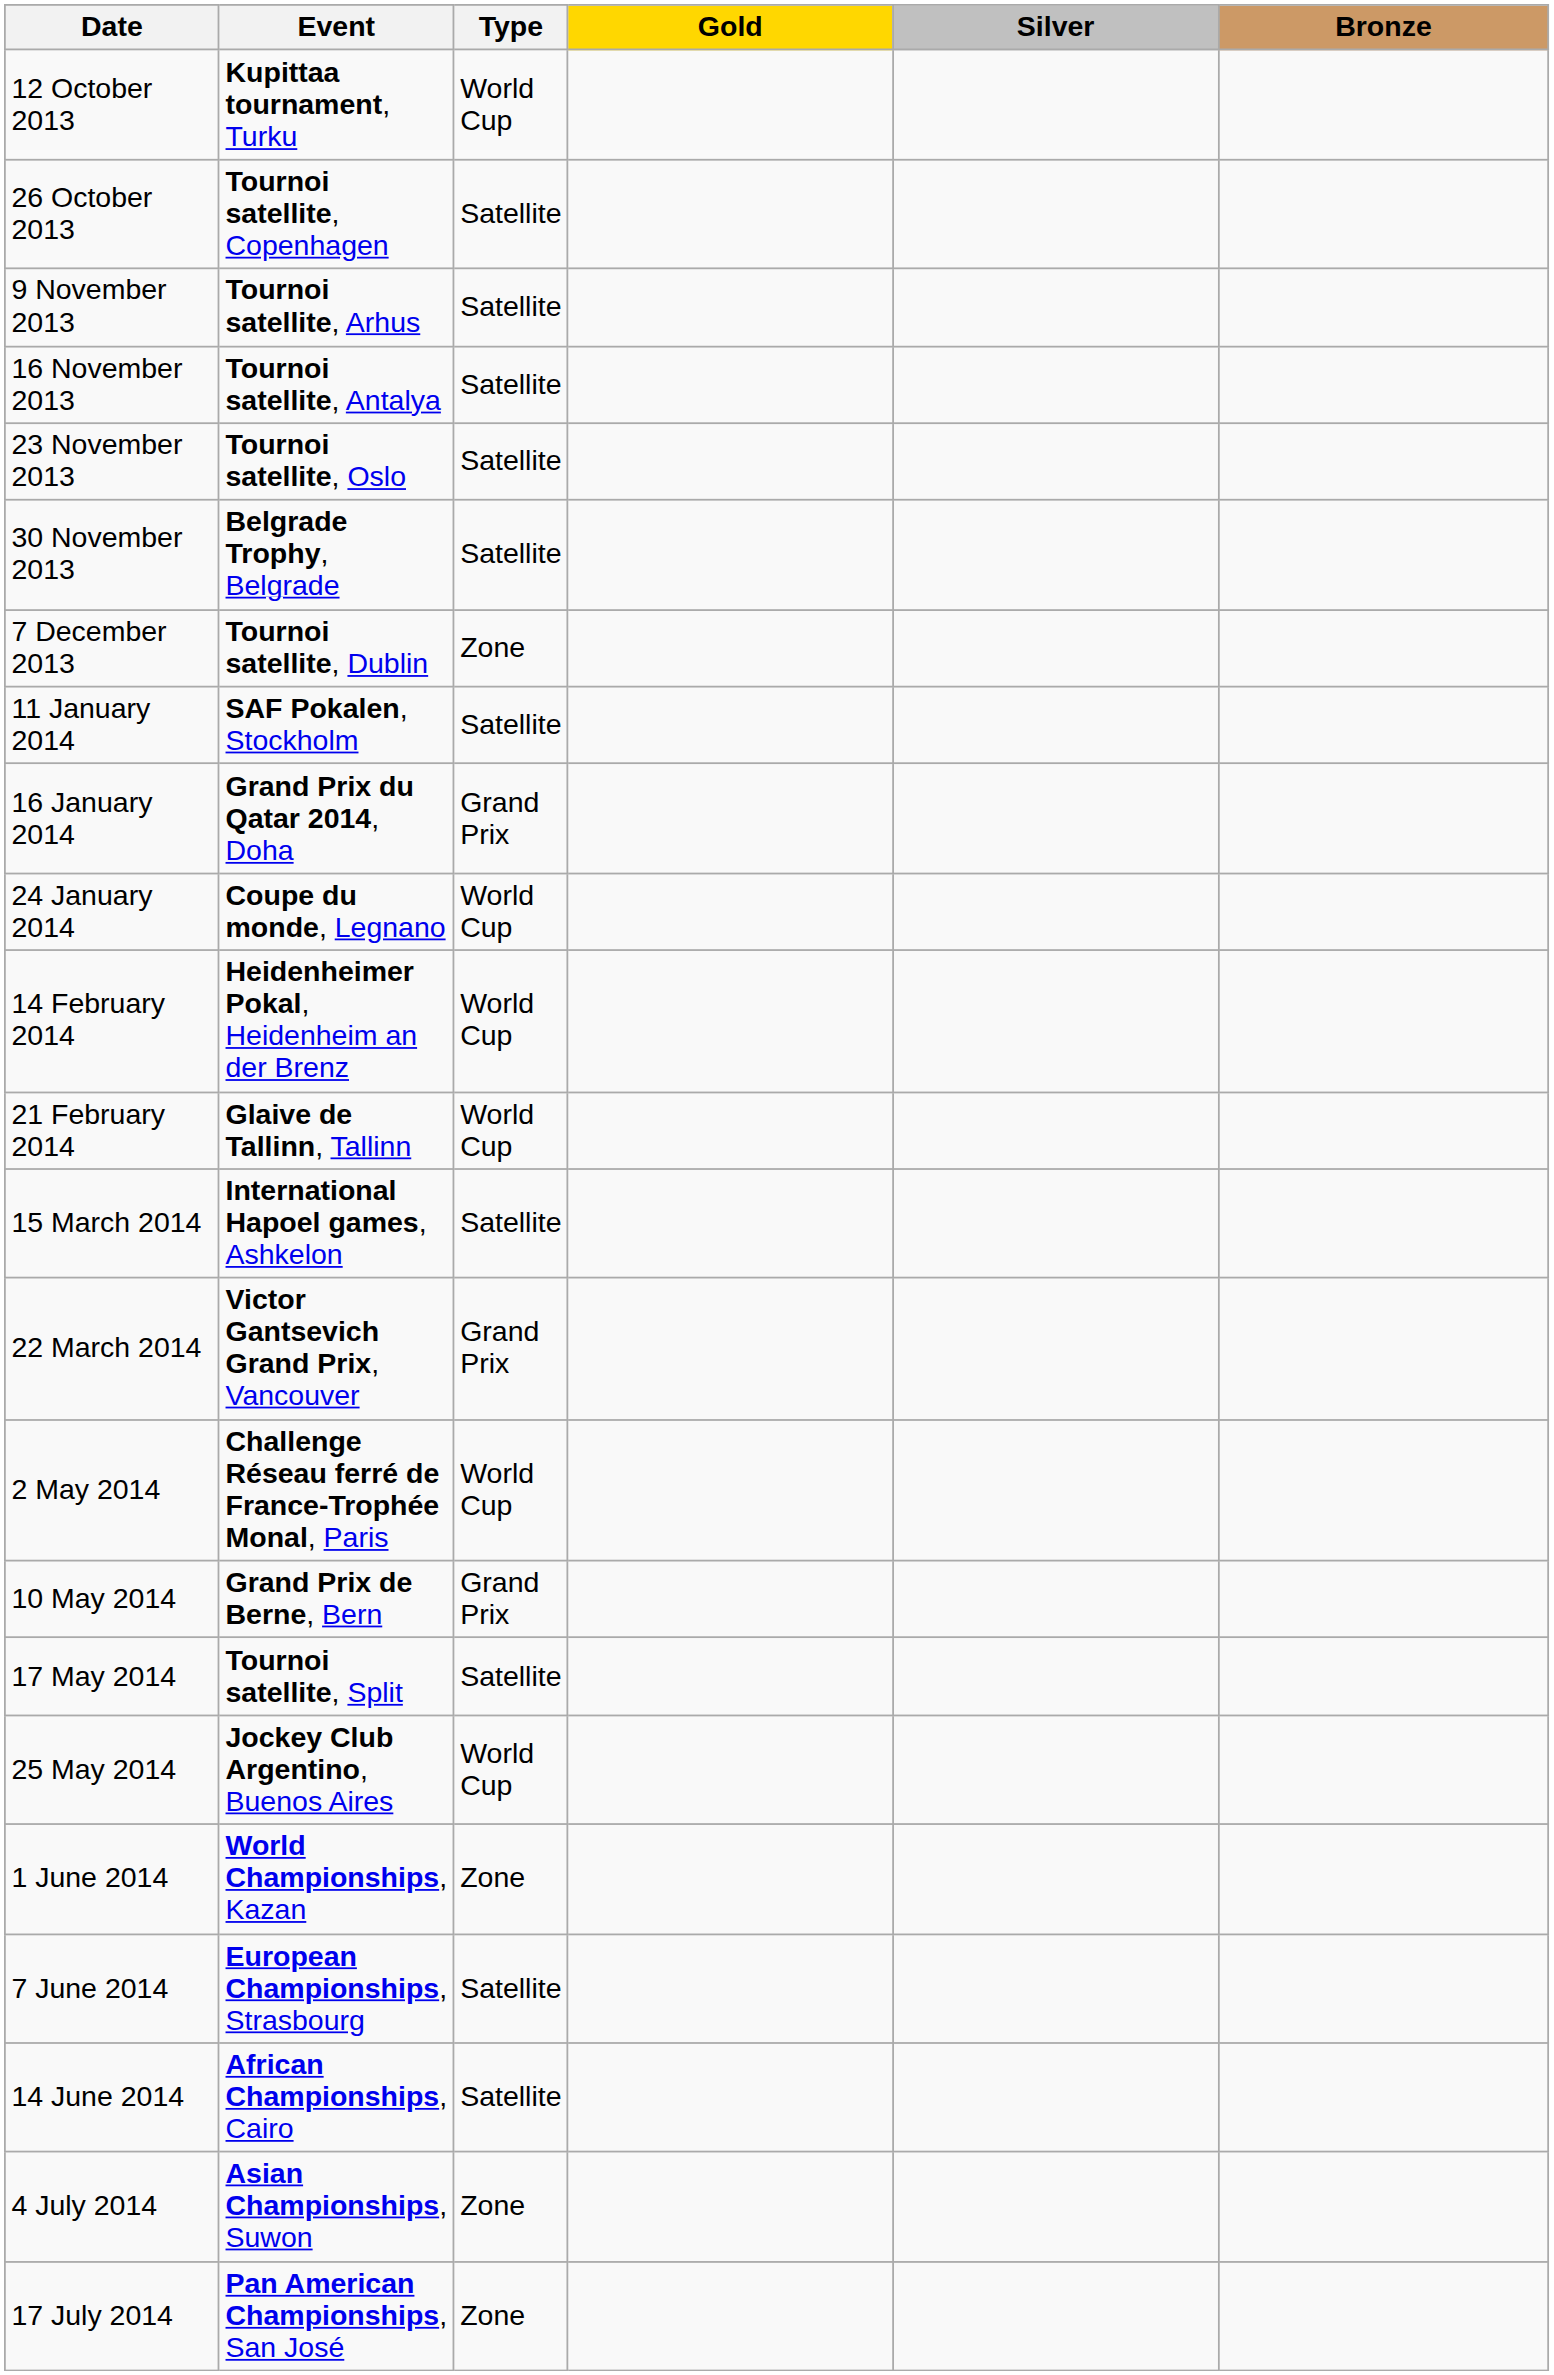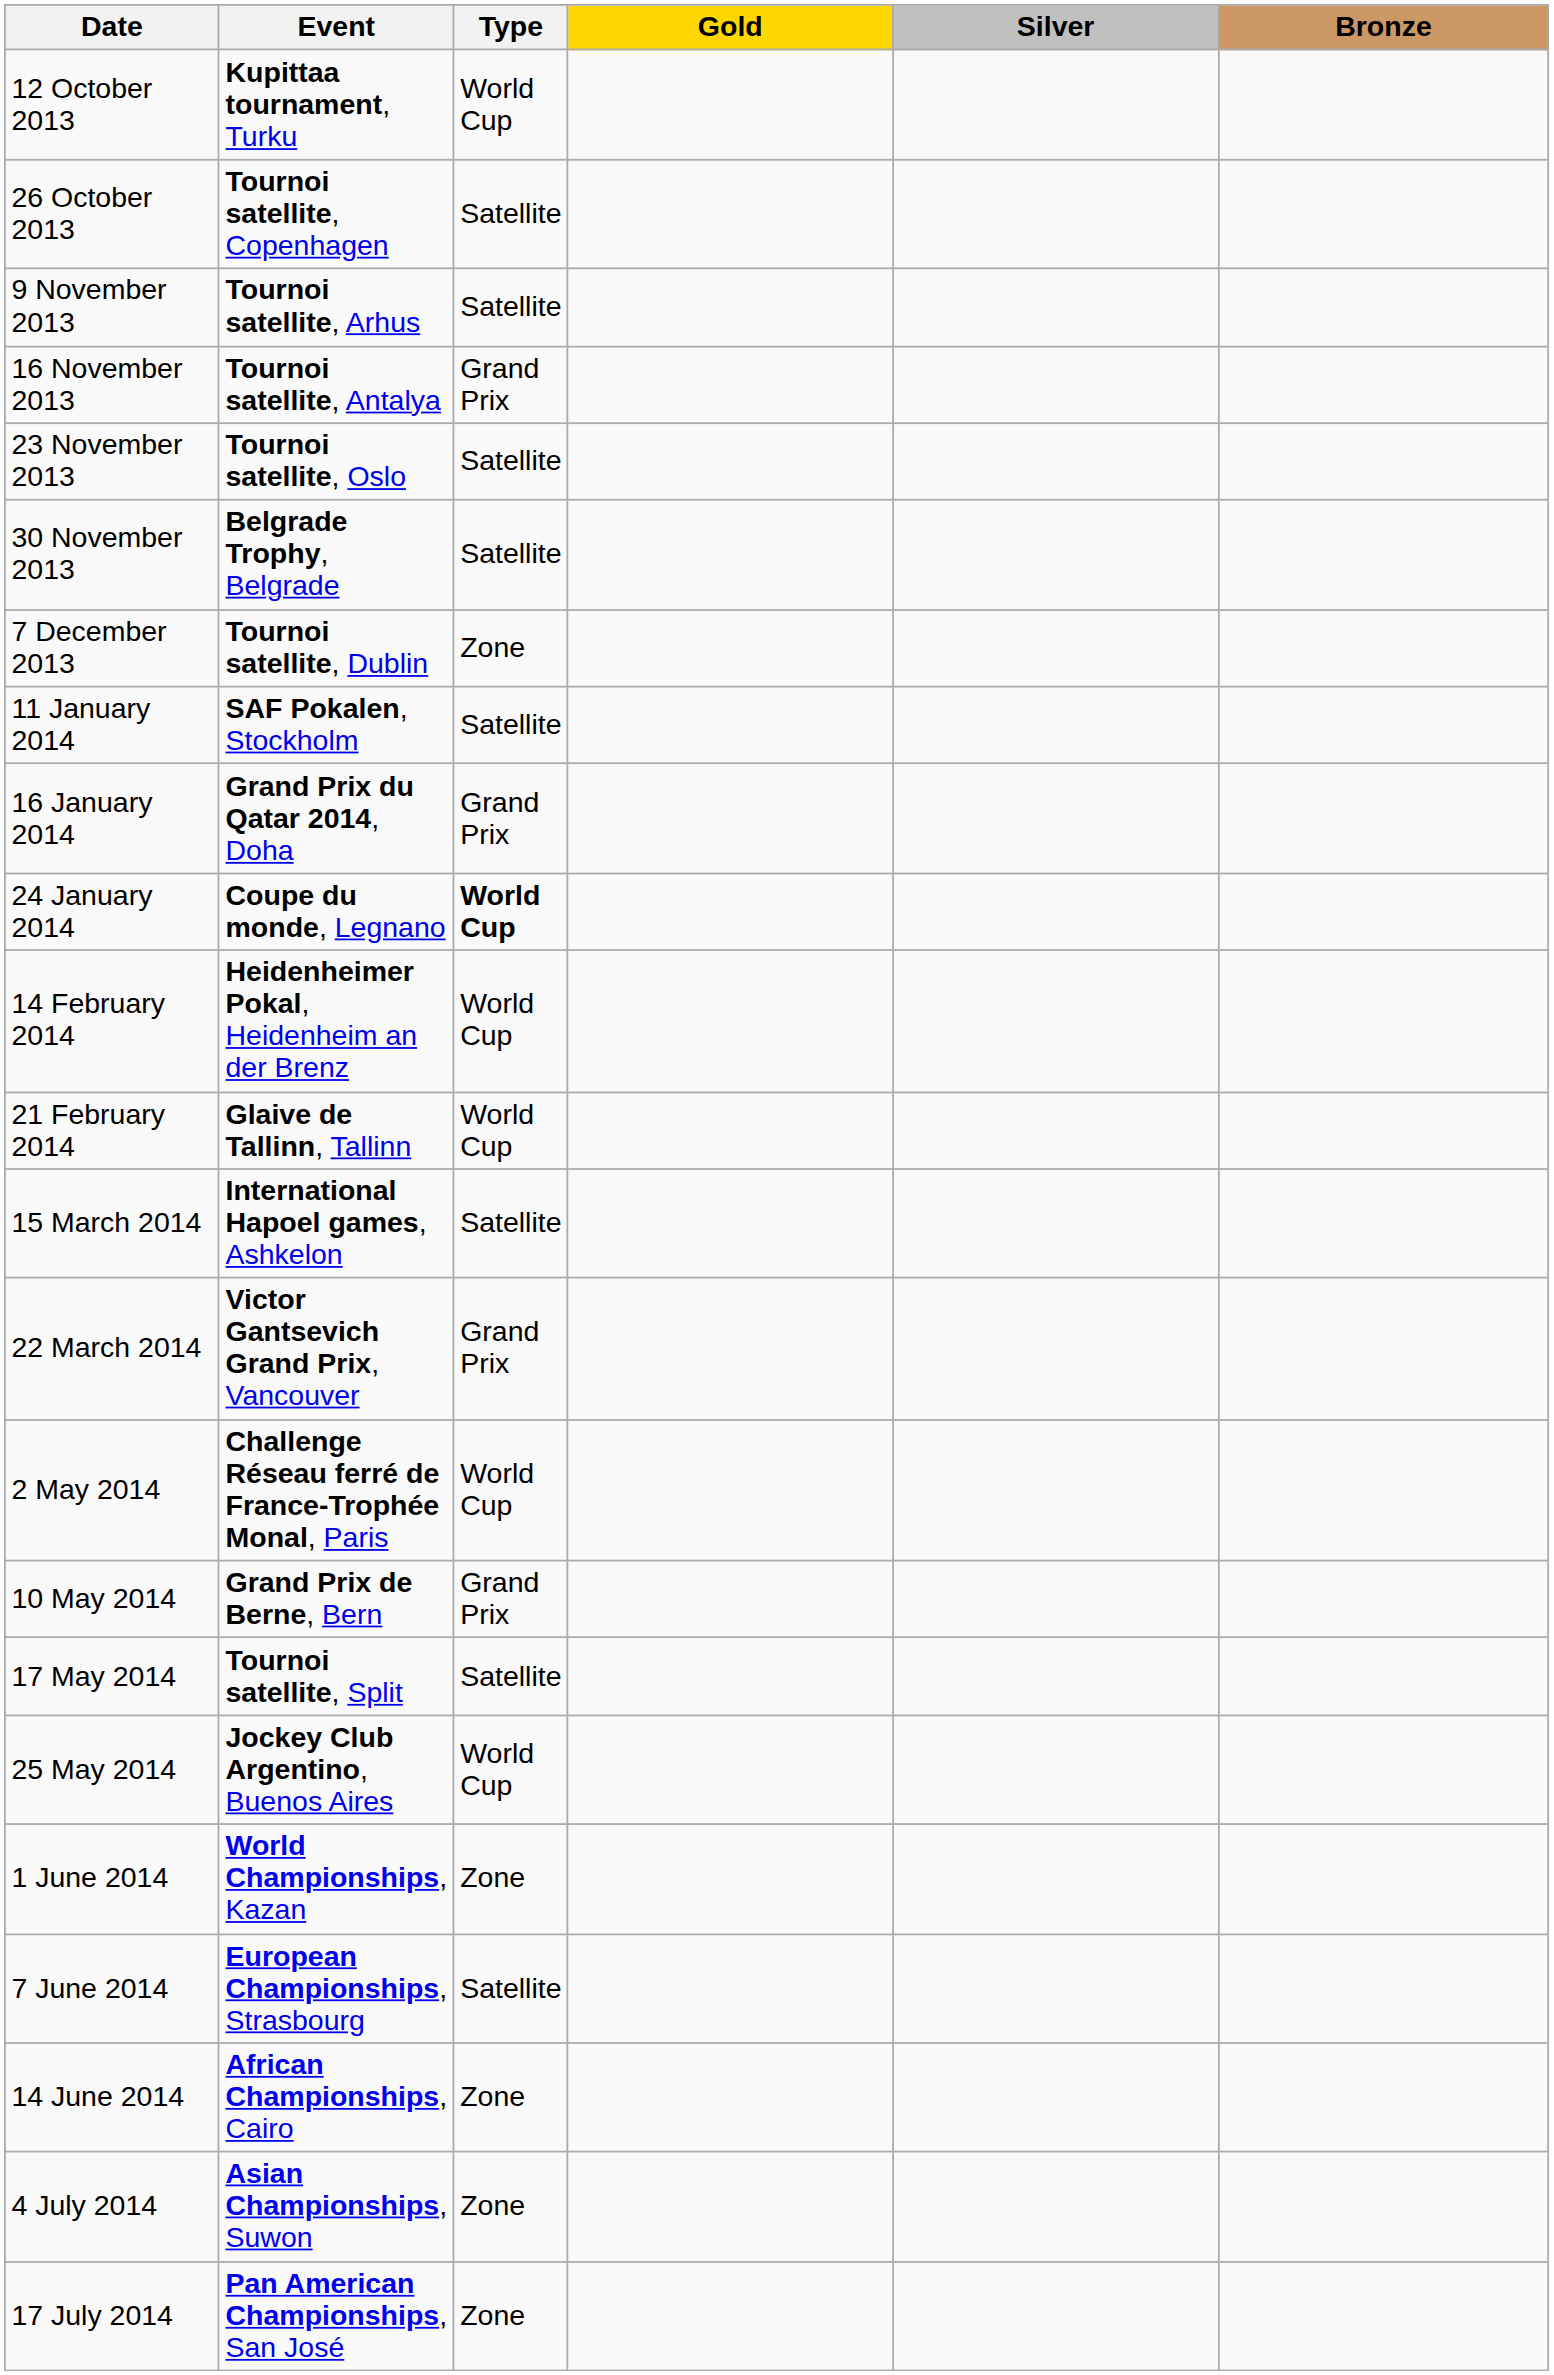(511, 383) Satellite -> (500, 383) Grand Prix
(497, 911) normal -> (500, 911) bold
(511, 2097) Satellite -> (493, 2097) Zone
